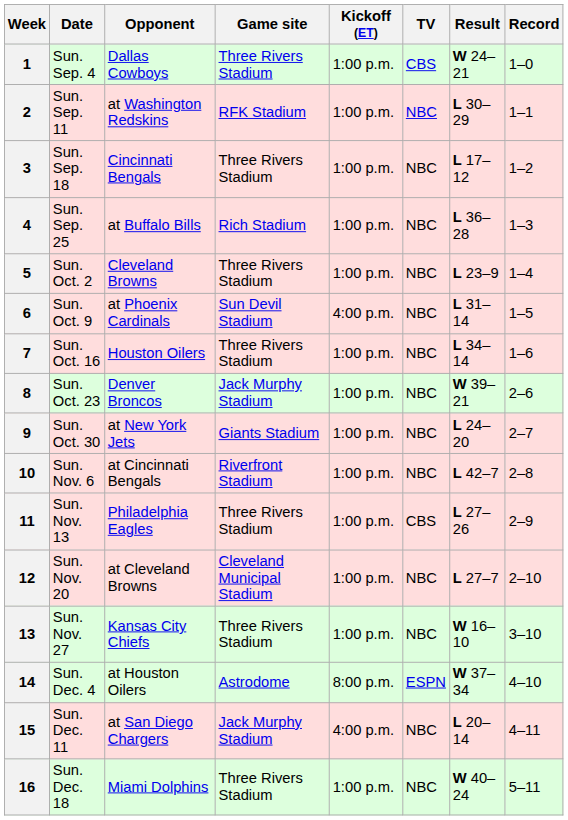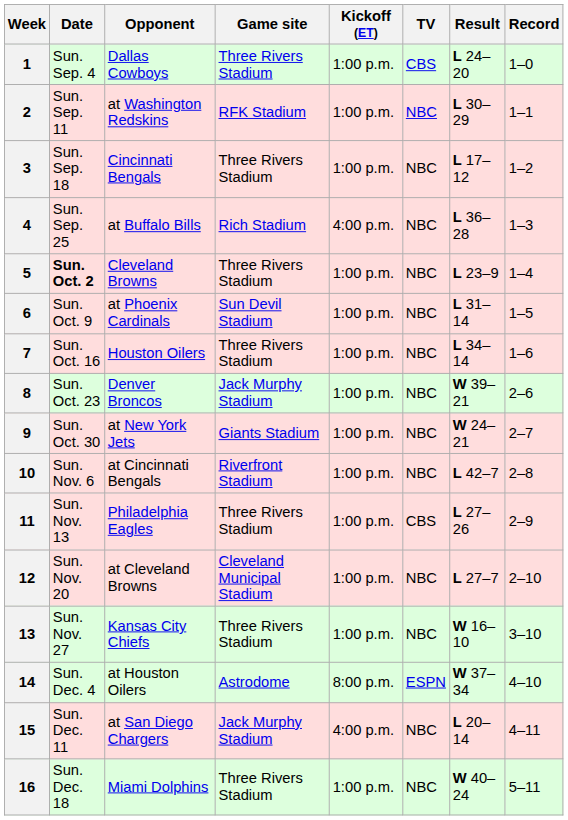(474, 64) W 24–21 -> (472, 64) L 24–20
(363, 225) 1:00 p.m. -> (363, 225) 4:00 p.m.
(72, 273) normal -> (73, 273) bold
(363, 313) 4:00 p.m. -> (363, 313) 1:00 p.m.
(472, 433) L 24–20 -> (474, 433) W 24–21
